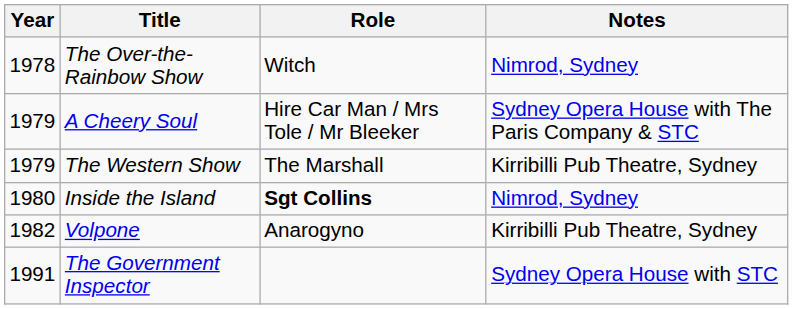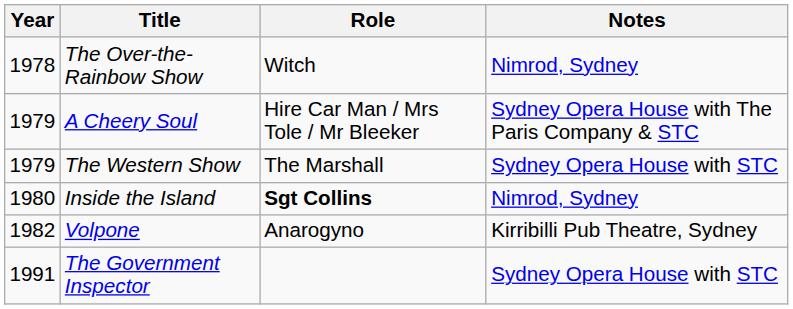(624, 165) Kirribilli Pub Theatre, Sydney -> (635, 165) Sydney Opera House with STC
